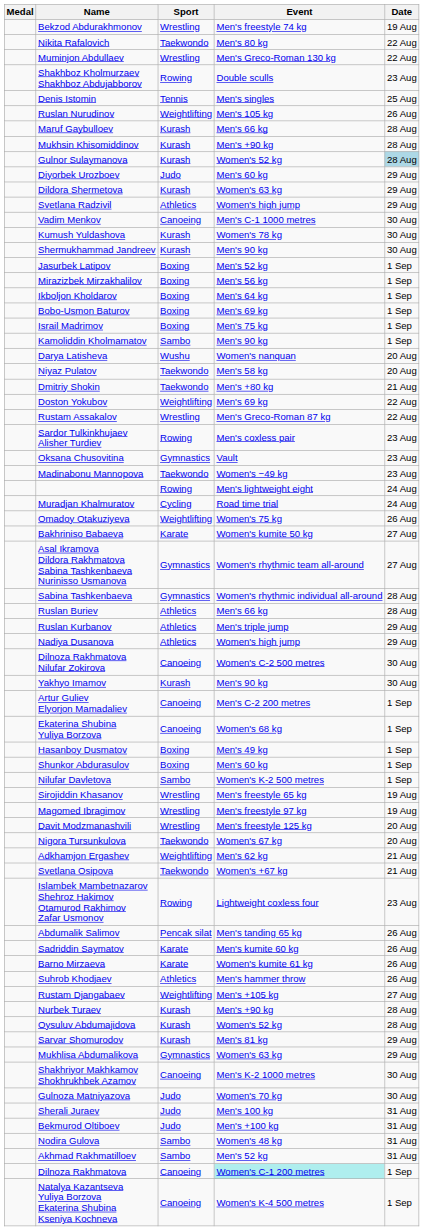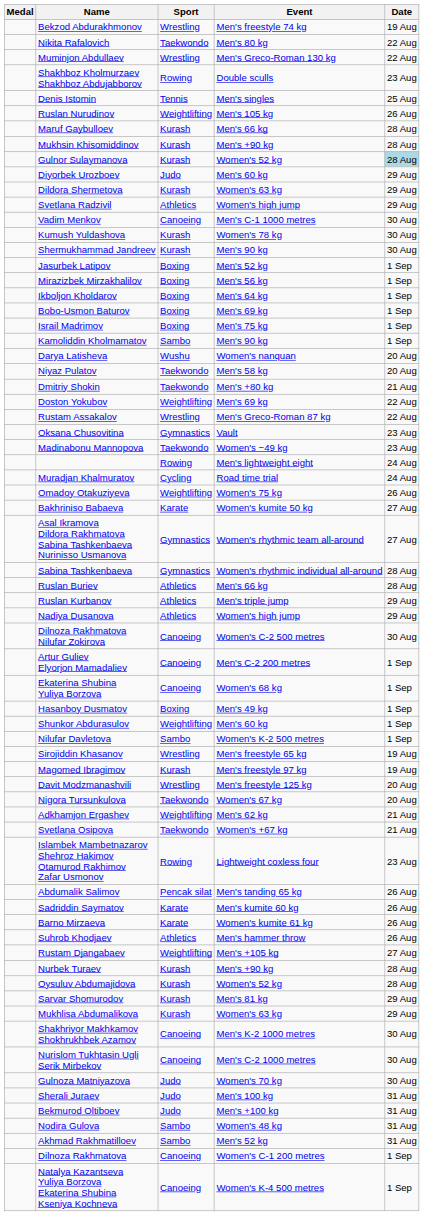- row: (83, 437)
- row: (72, 683)
(175, 765) Boxing -> (186, 724) Weightlifting
(180, 810) Wrestling -> (175, 769) Kurash
(185, 1055) Gymnastics -> (175, 1014) Kurash
+ row: (88, 1060)
(270, 1171) paleturquoise background -> (270, 1156) no background
